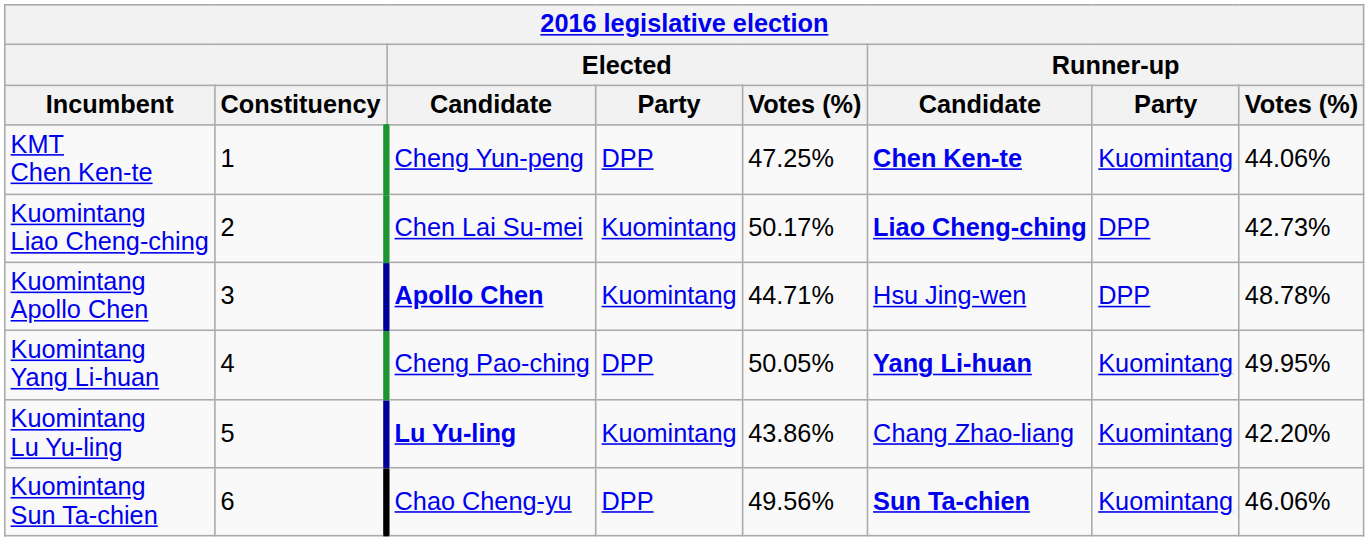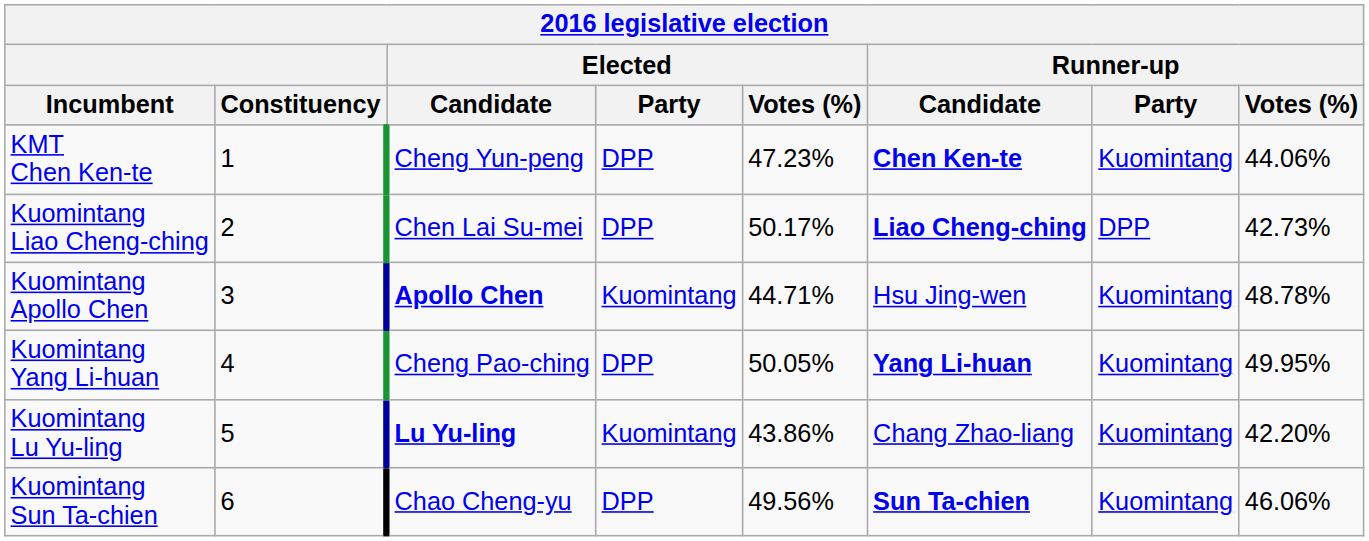(791, 159) 47.25% -> (791, 159) 47.23%
(669, 227) Kuomintang -> (628, 227) DPP
(1124, 296) DPP -> (1166, 296) Kuomintang
